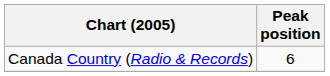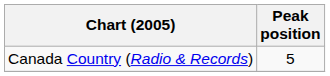(290, 58) 6 -> (290, 58) 5
